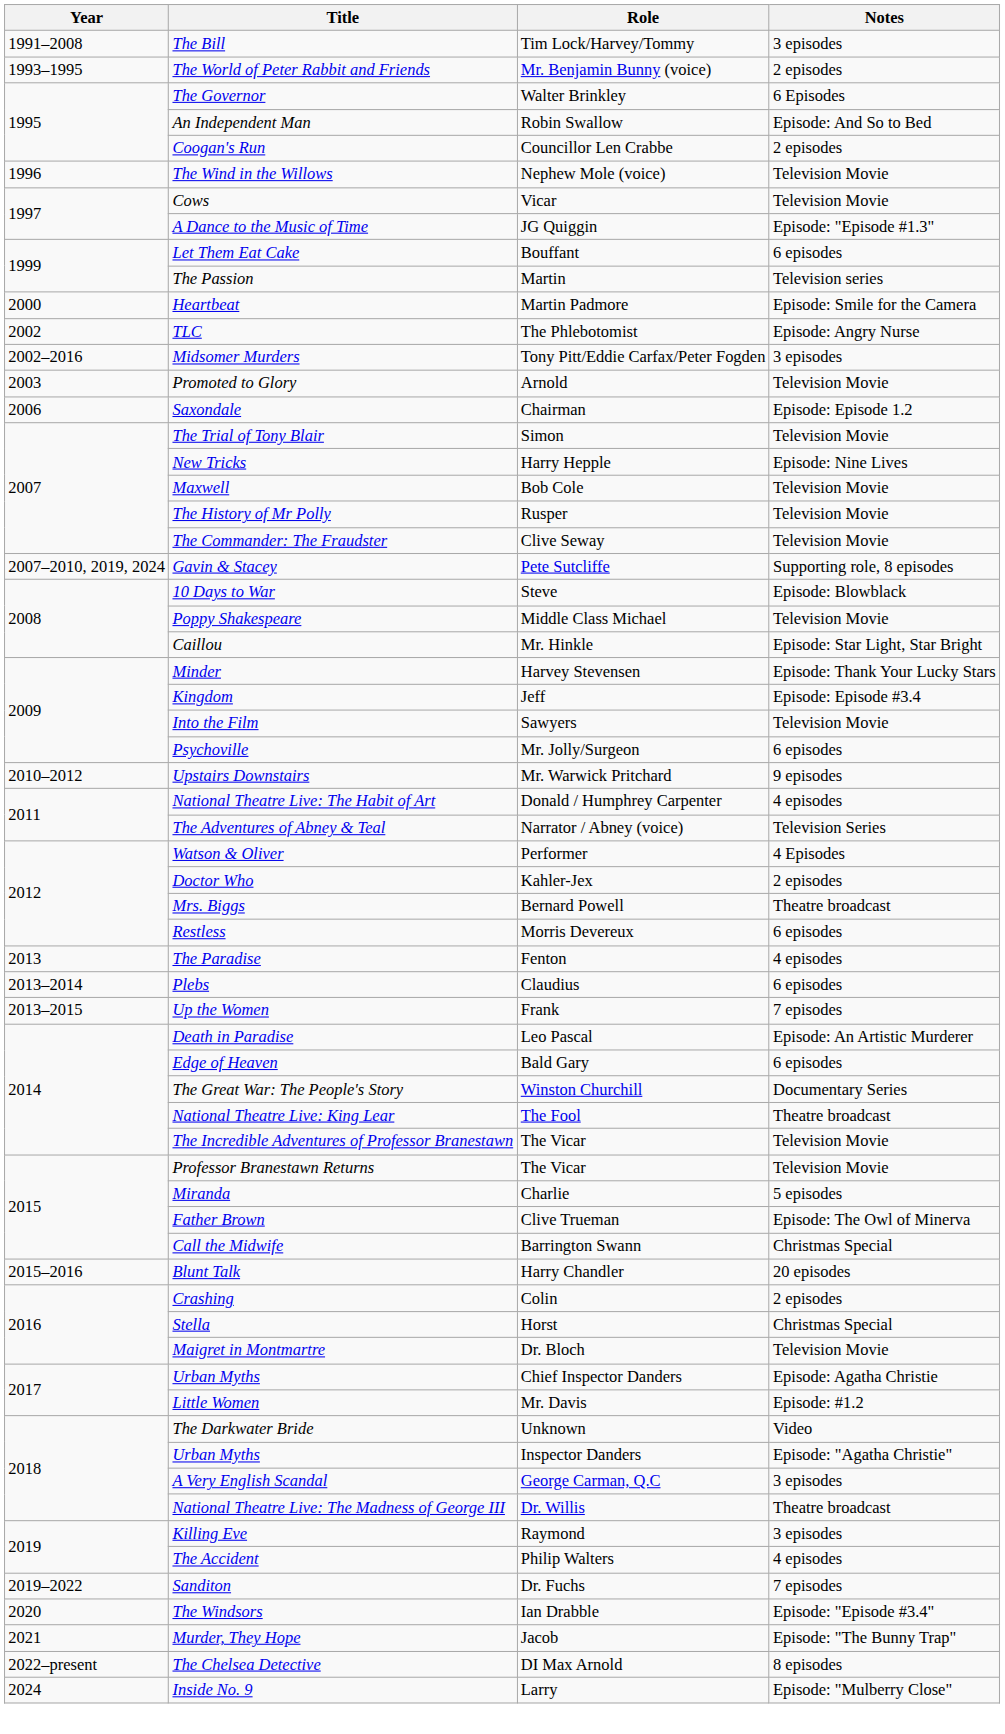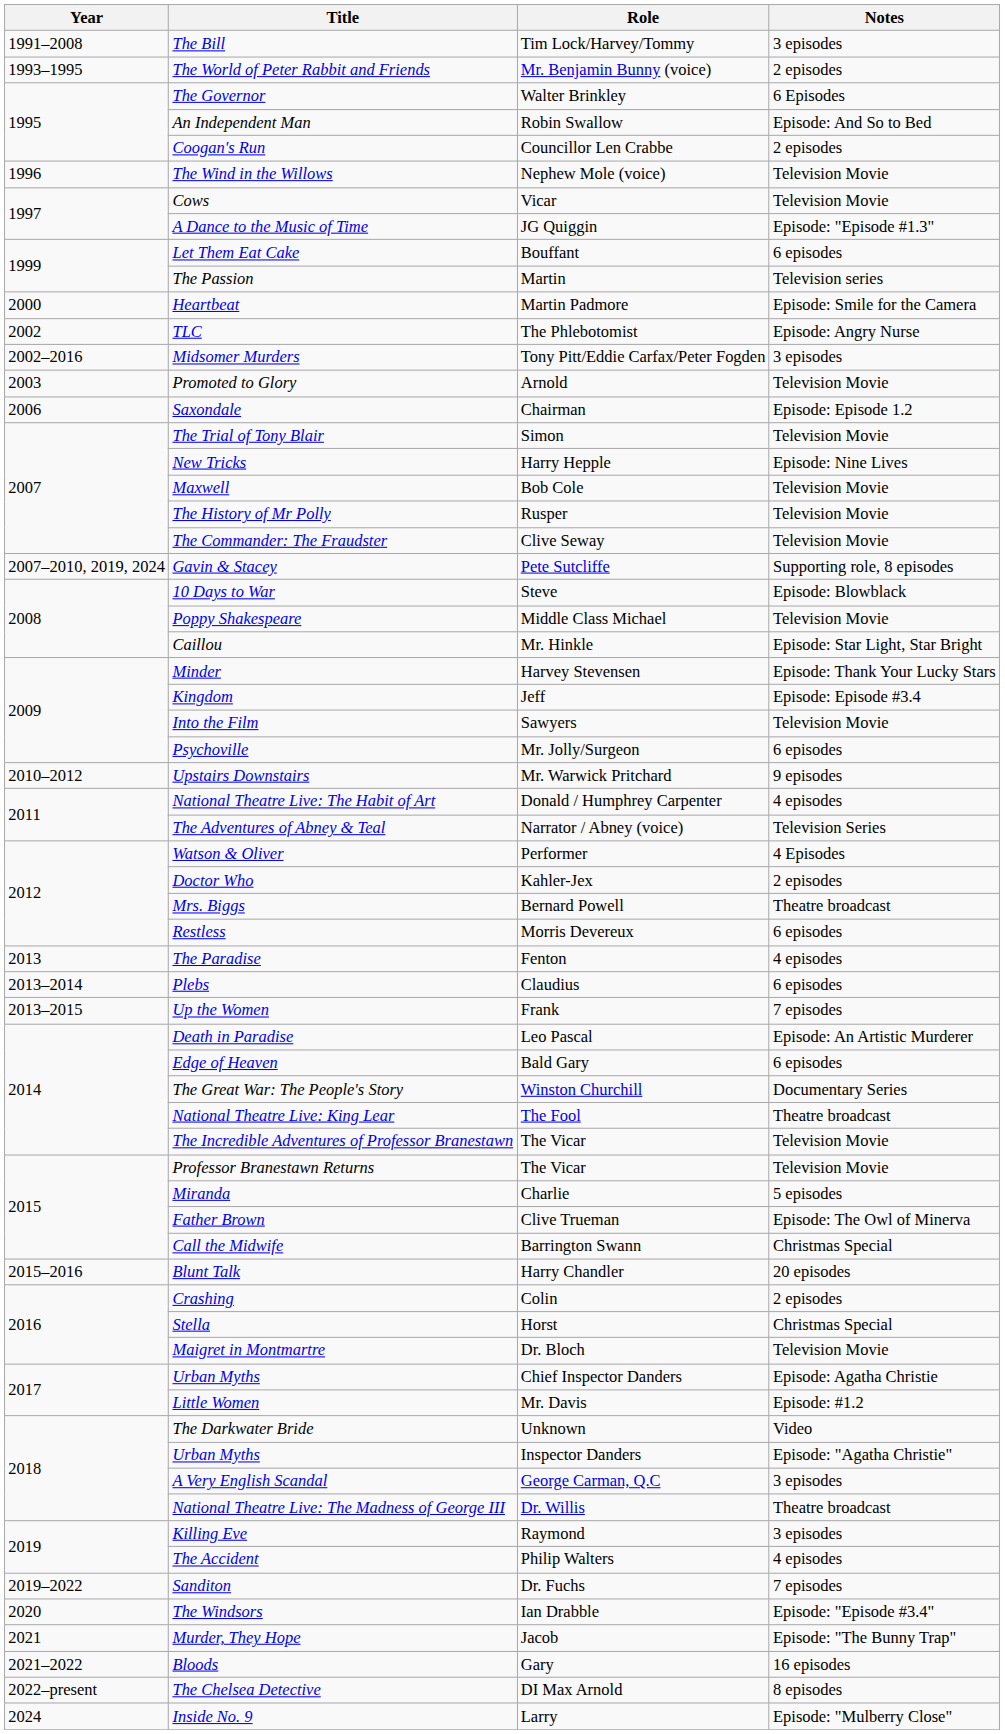+ row: (195, 1664)
